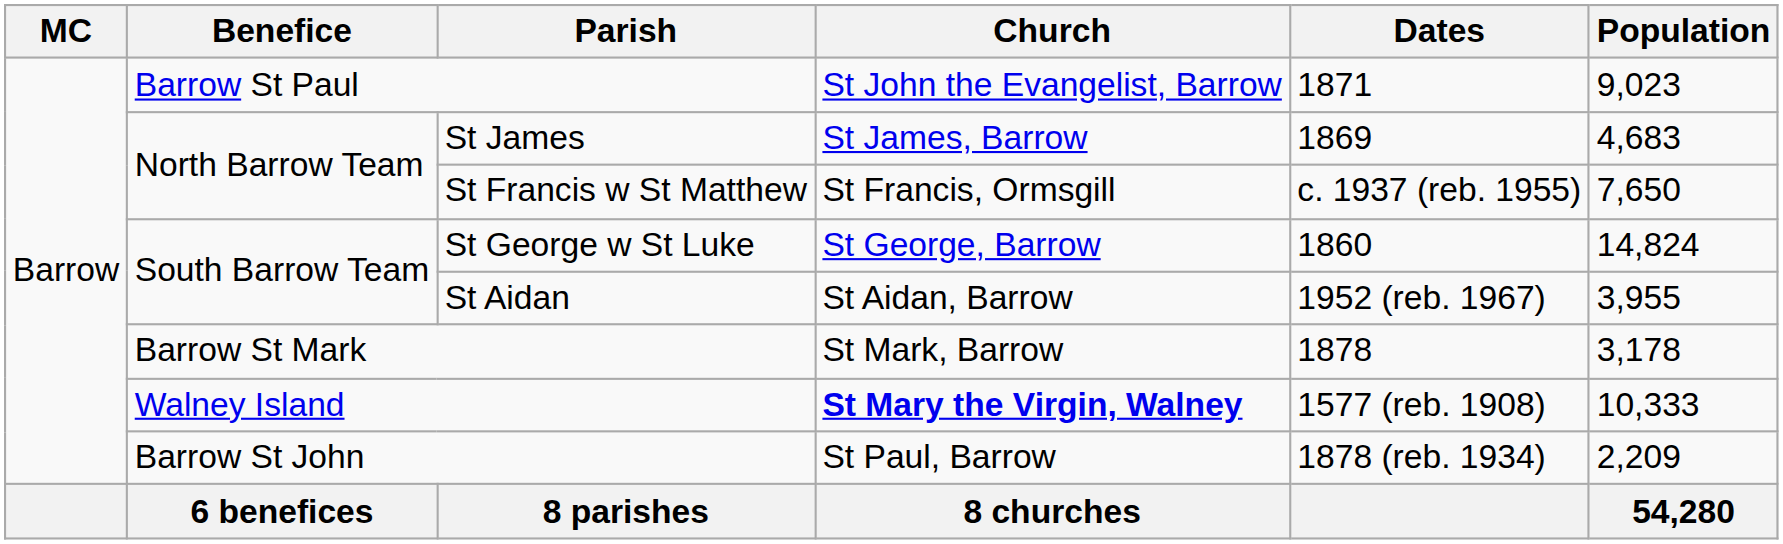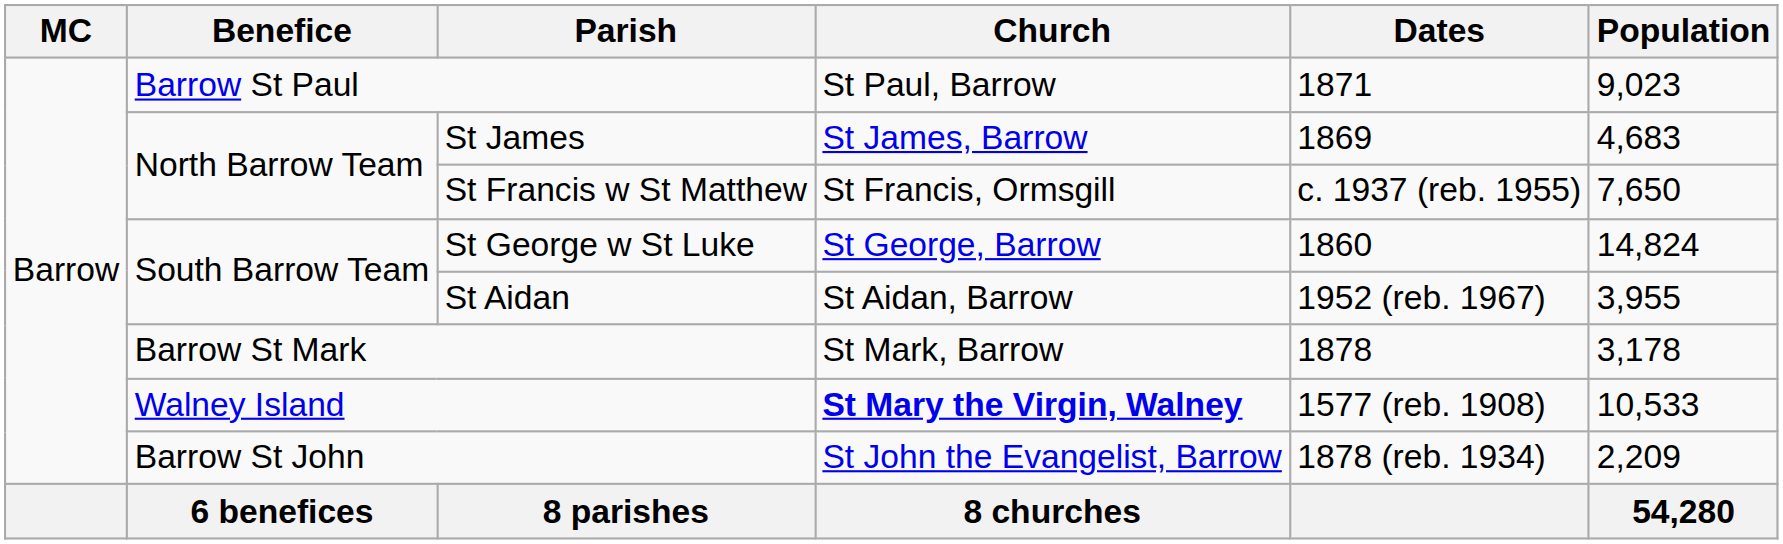(1052, 84) St John the Evangelist, Barrow -> (939, 84) St Paul, Barrow
(1648, 404) 10,333 -> (1648, 404) 10,533
(939, 457) St Paul, Barrow -> (1052, 457) St John the Evangelist, Barrow
